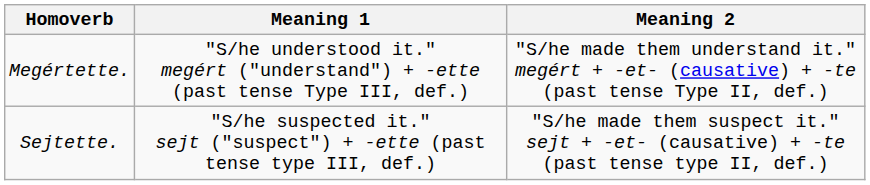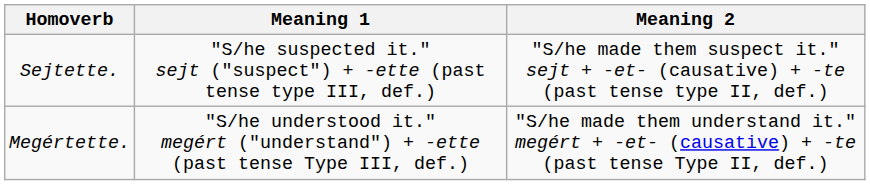rows swapped: (70, 71) <-> (70, 143)
